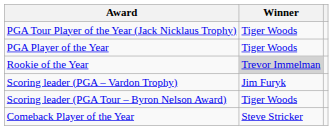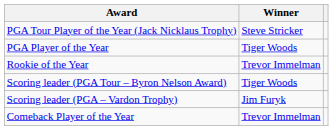(269, 30) Tiger Woods -> (272, 30) Steve Stricker
(281, 64) lightgrey background -> (281, 64) no background
rows swapped: (117, 99) <-> (92, 82)
(272, 116) Steve Stricker -> (281, 116) Trevor Immelman
